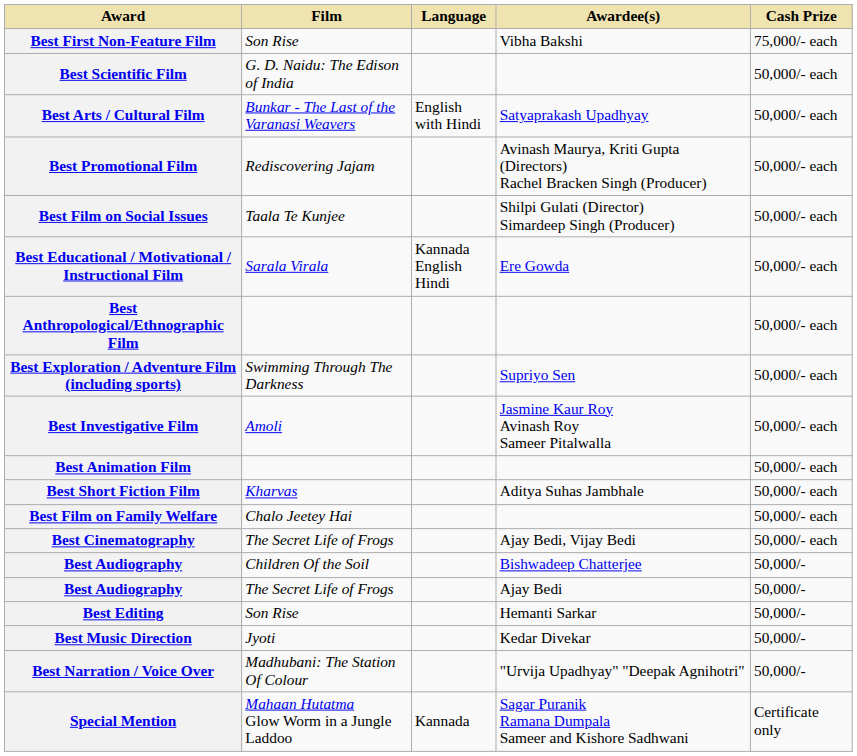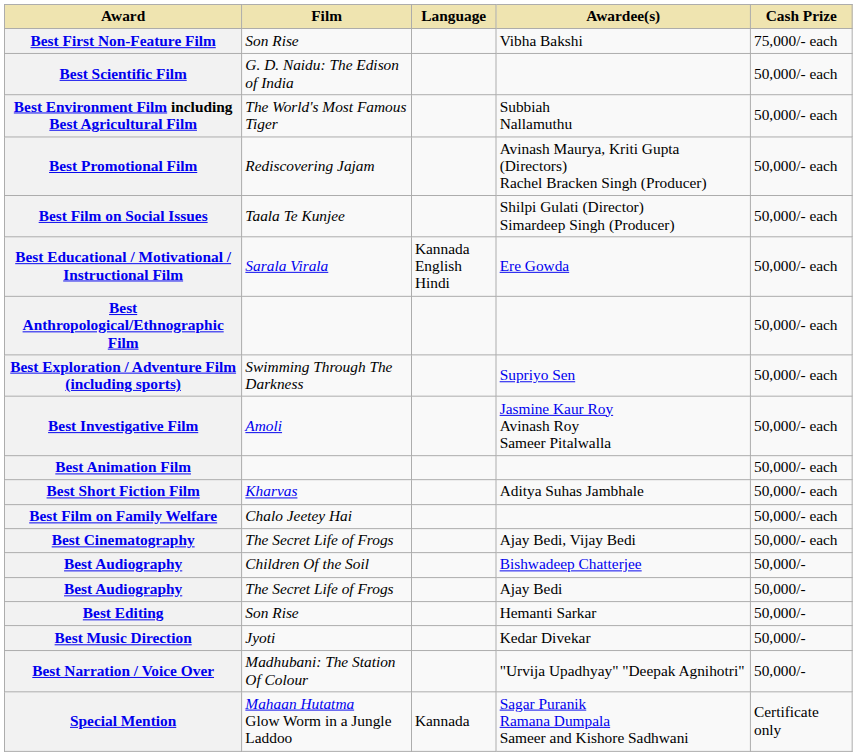- row: (123, 115)
+ row: (123, 115)
